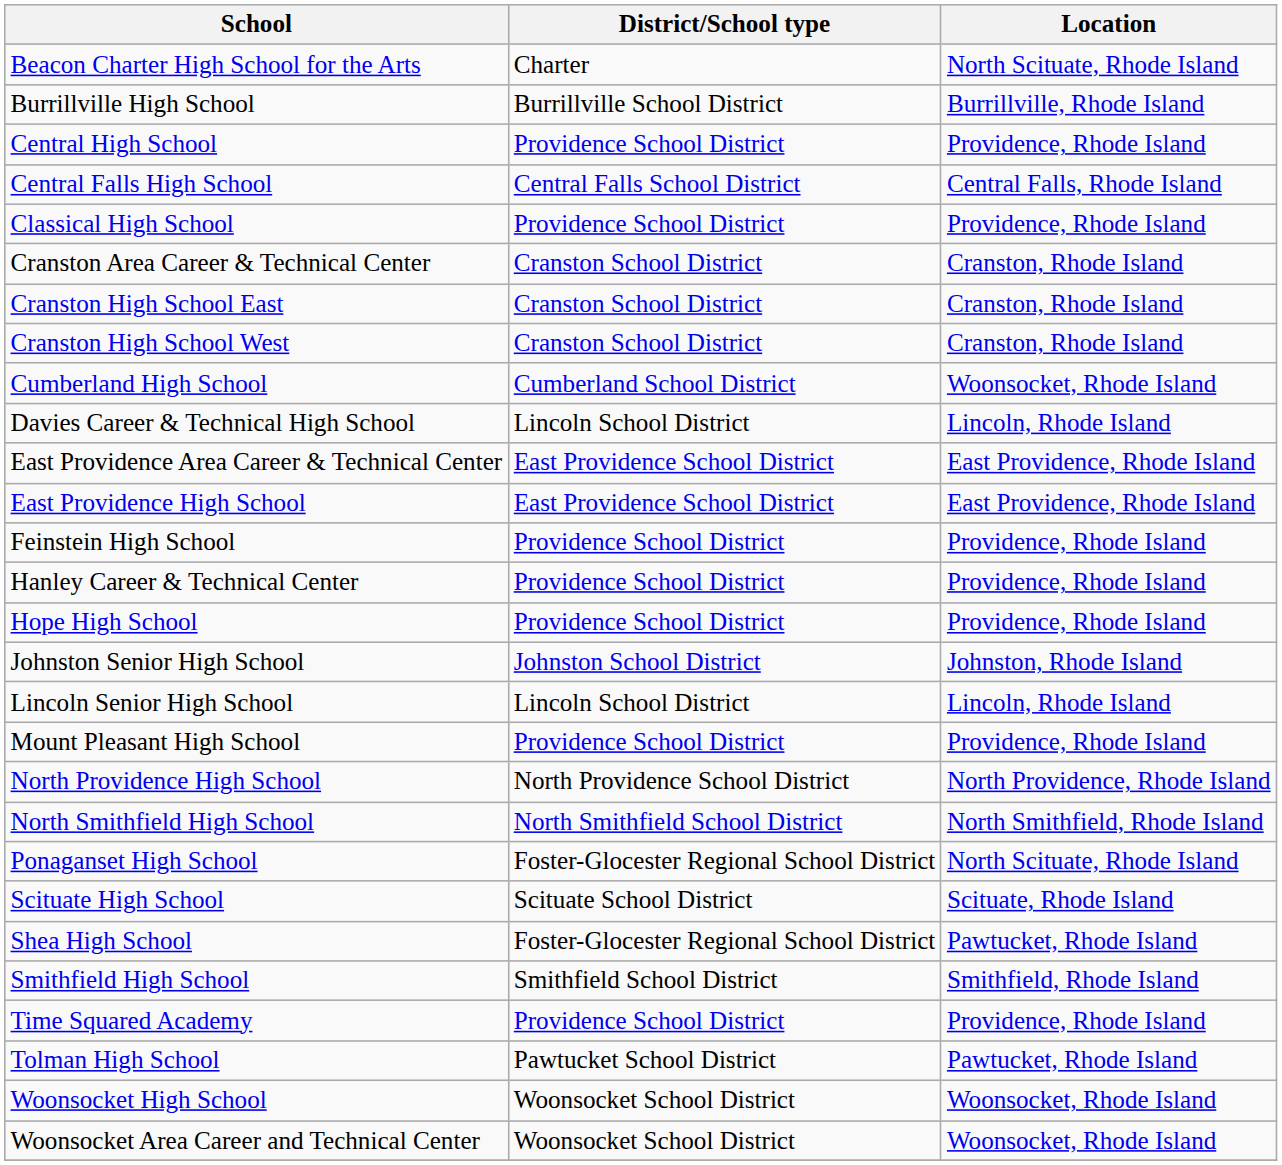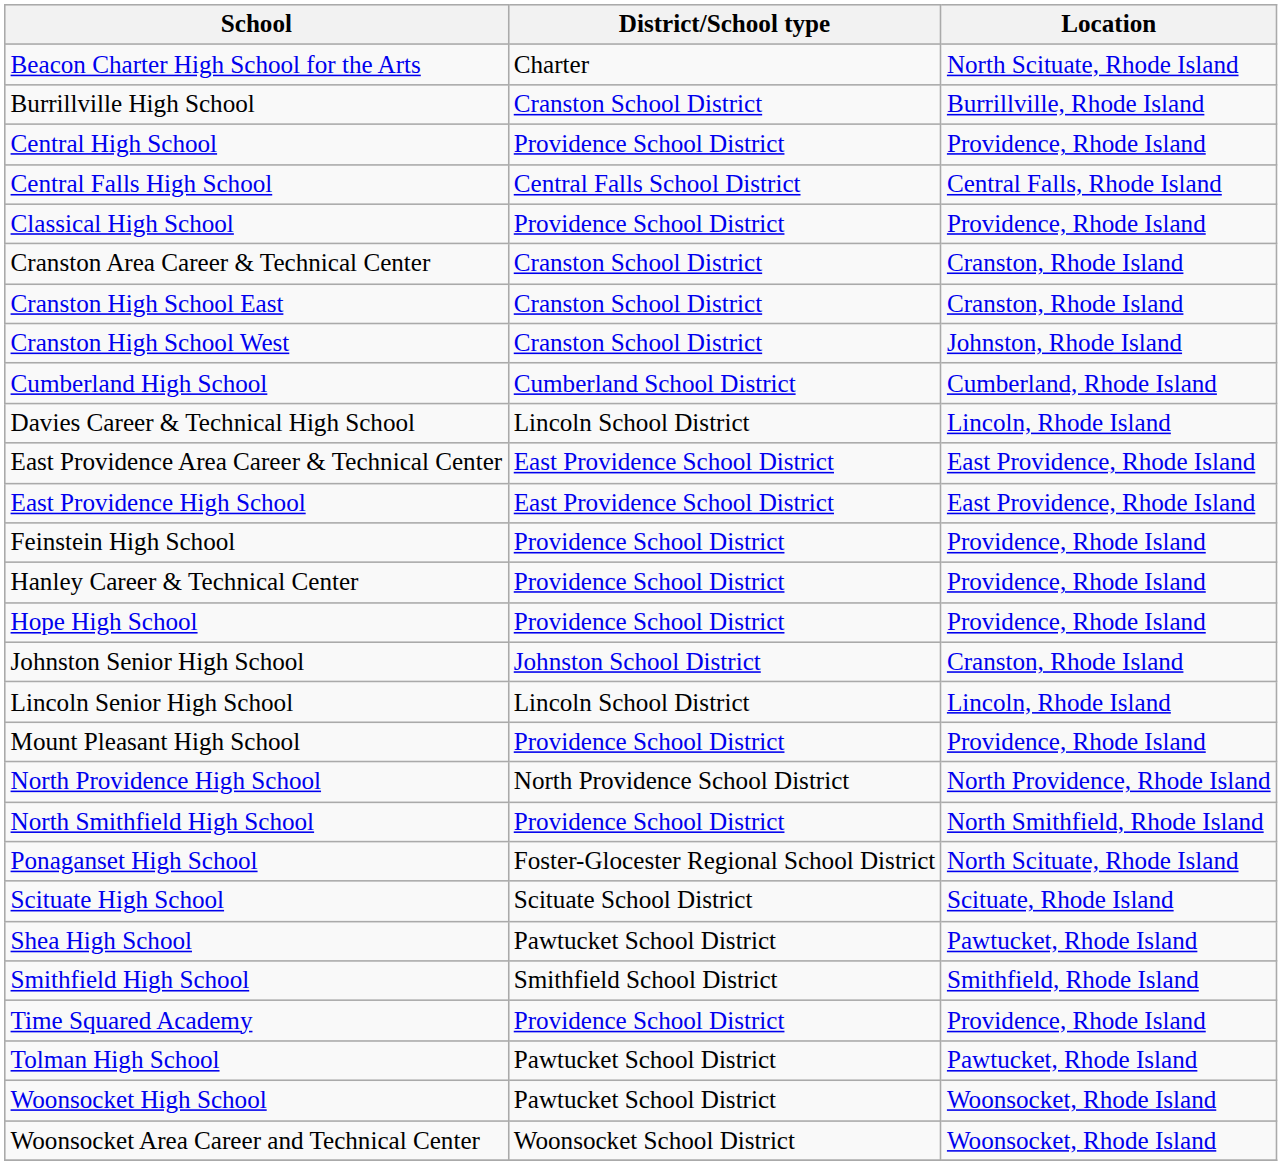(648, 104) Burrillville School District -> (638, 104) Cranston School District
(1065, 343) Cranston, Rhode Island -> (1064, 343) Johnston, Rhode Island
(1082, 382) Woonsocket, Rhode Island -> (1082, 382) Cumberland, Rhode Island
(1064, 661) Johnston, Rhode Island -> (1065, 661) Cranston, Rhode Island
(678, 821) North Smithfield School District -> (649, 821) Providence School District
(725, 940) Foster-Glocester Regional School District -> (645, 940) Pawtucket School District
(654, 1100) Woonsocket School District -> (645, 1100) Pawtucket School District
